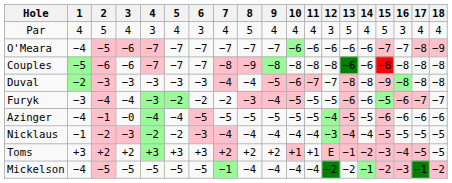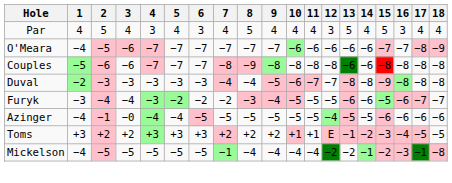- row: (33, 135)
(438, 169) −2 -> (438, 152) −8
